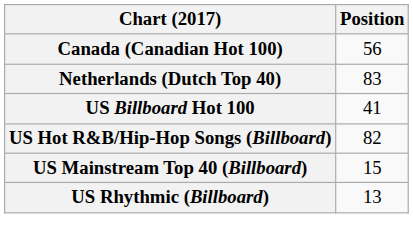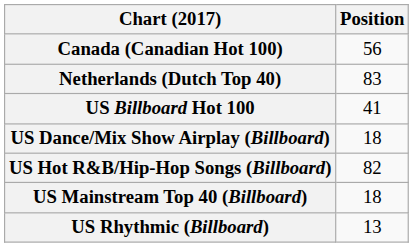+ row: (170, 138)
(372, 167) 15 -> (372, 197) 18
